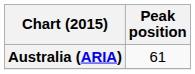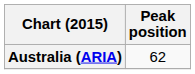(158, 56) 61 -> (158, 56) 62
